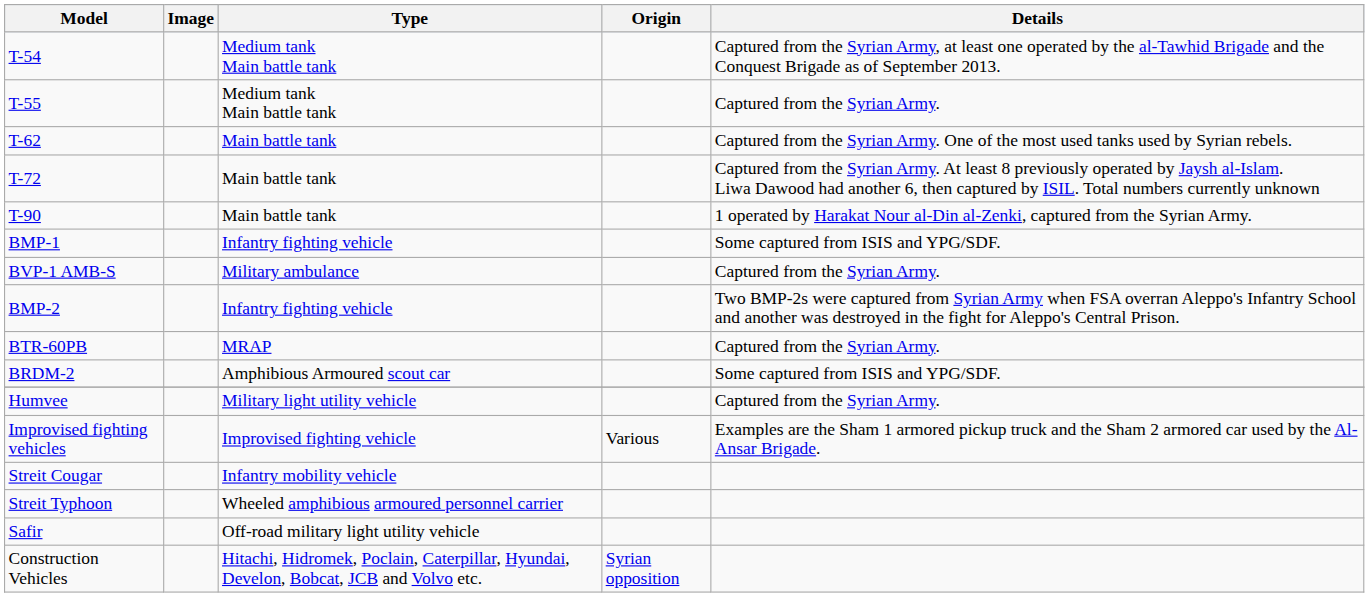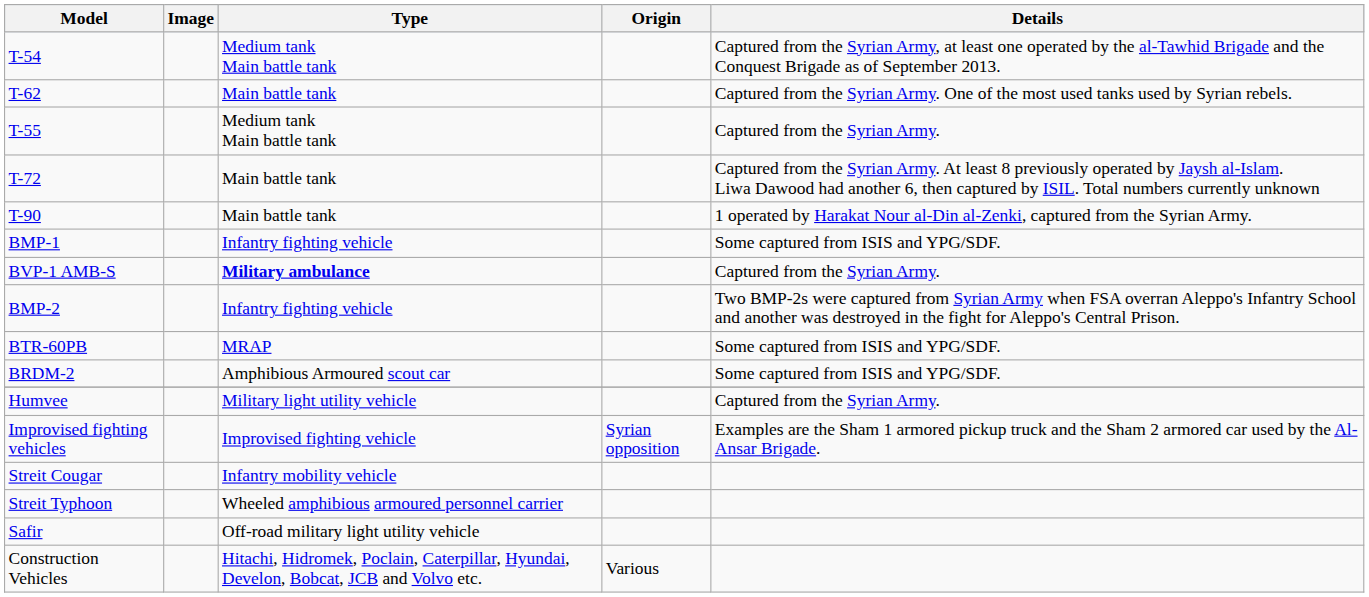rows swapped: (25, 103) <-> (25, 140)
(291, 270) normal -> (296, 270) bold
(827, 345) Captured from the Syrian Army. -> (858, 345) Some captured from ISIS and YPG/SDF.
(632, 438) Various -> (643, 438) Syrian opposition
(643, 568) Syrian opposition -> (632, 568) Various
